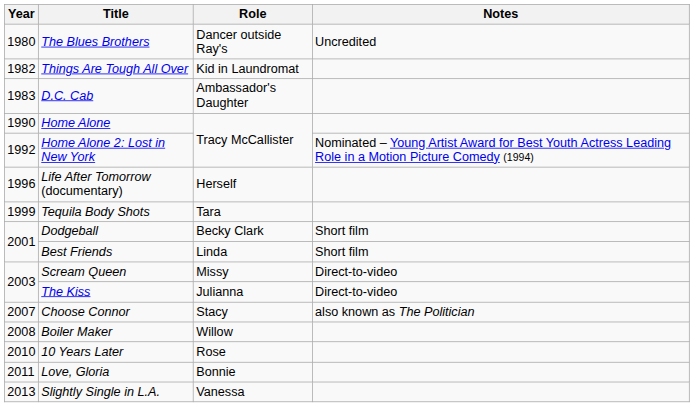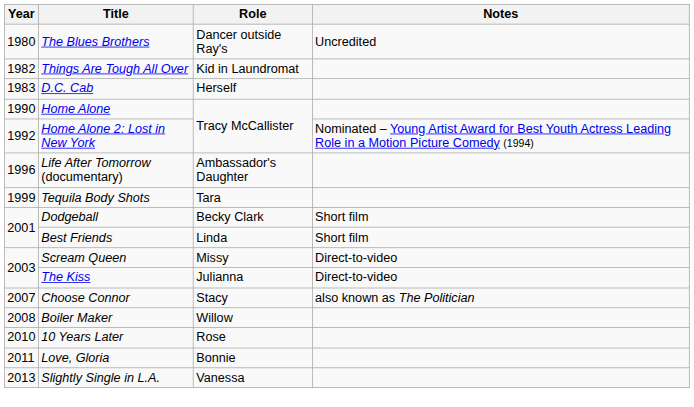(236, 95) Ambassador's Daughter -> (216, 88) Herself
(216, 184) Herself -> (236, 170) Ambassador's Daughter
